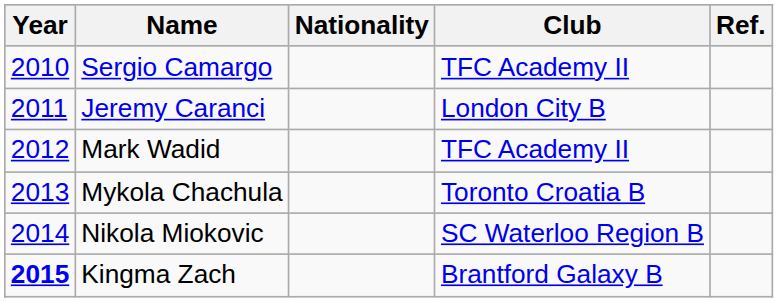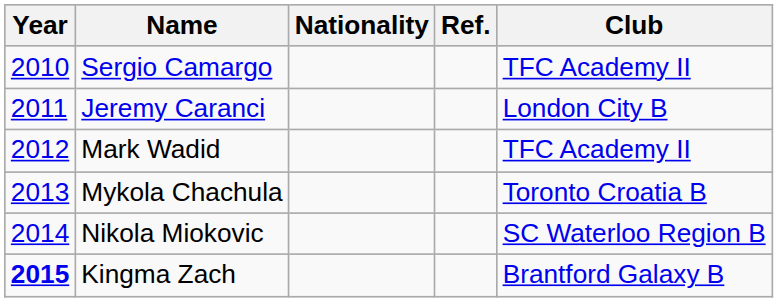columns swapped: (572, 25) <-> (741, 25)
